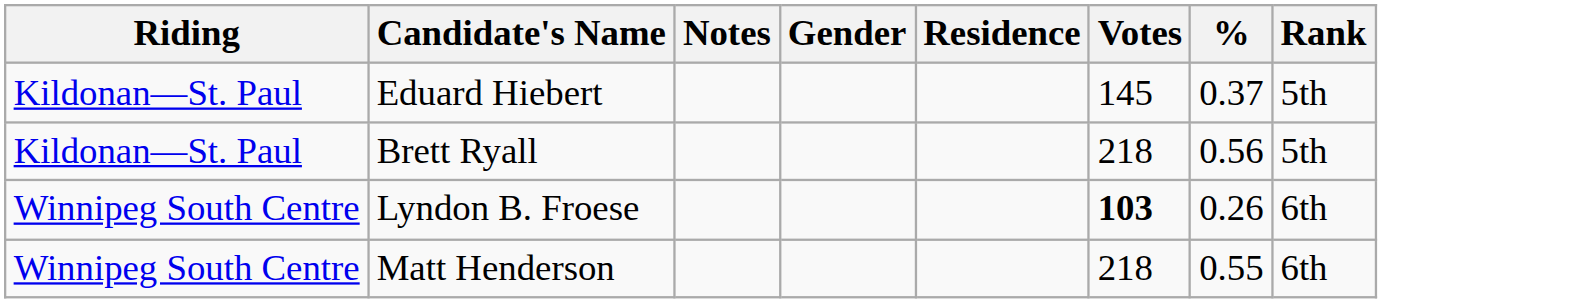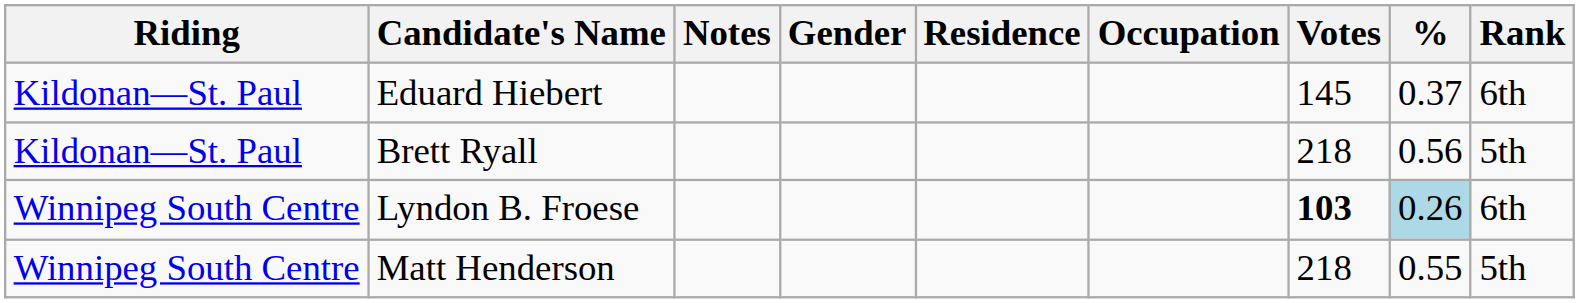+ column: (1189, 33)
(1304, 92) 5th -> (1503, 92) 6th
(1231, 208) no background -> (1430, 208) lightblue background
(1304, 267) 6th -> (1503, 267) 5th
